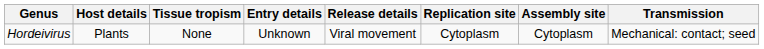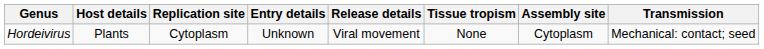columns swapped: (197, 14) <-> (470, 14)
